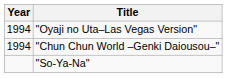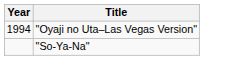- row: (127, 47)
